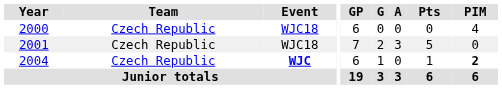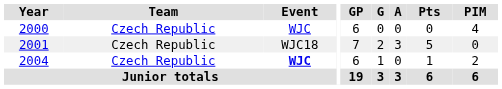(300, 28) WJC18 -> (300, 28) WJC
(475, 61) bold -> (475, 61) normal
